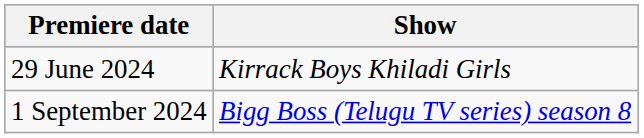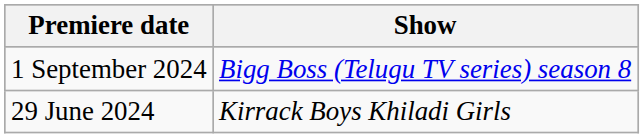rows swapped: (83, 68) <-> (109, 111)
